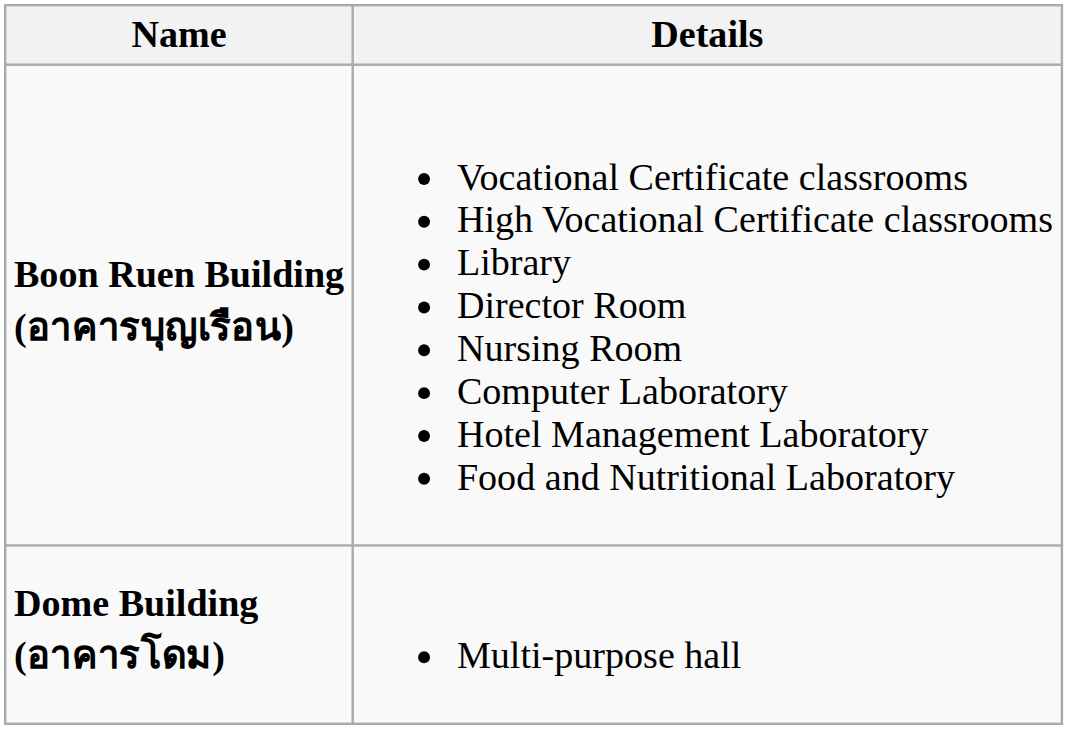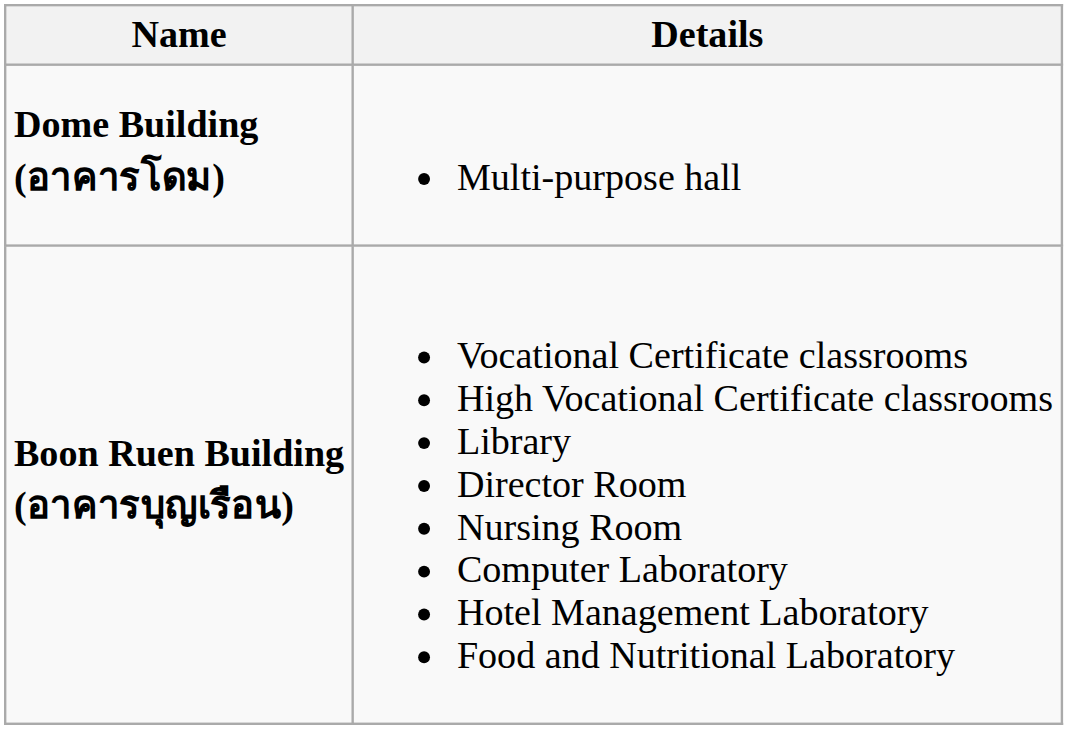rows swapped: (179, 300) <-> (136, 630)
